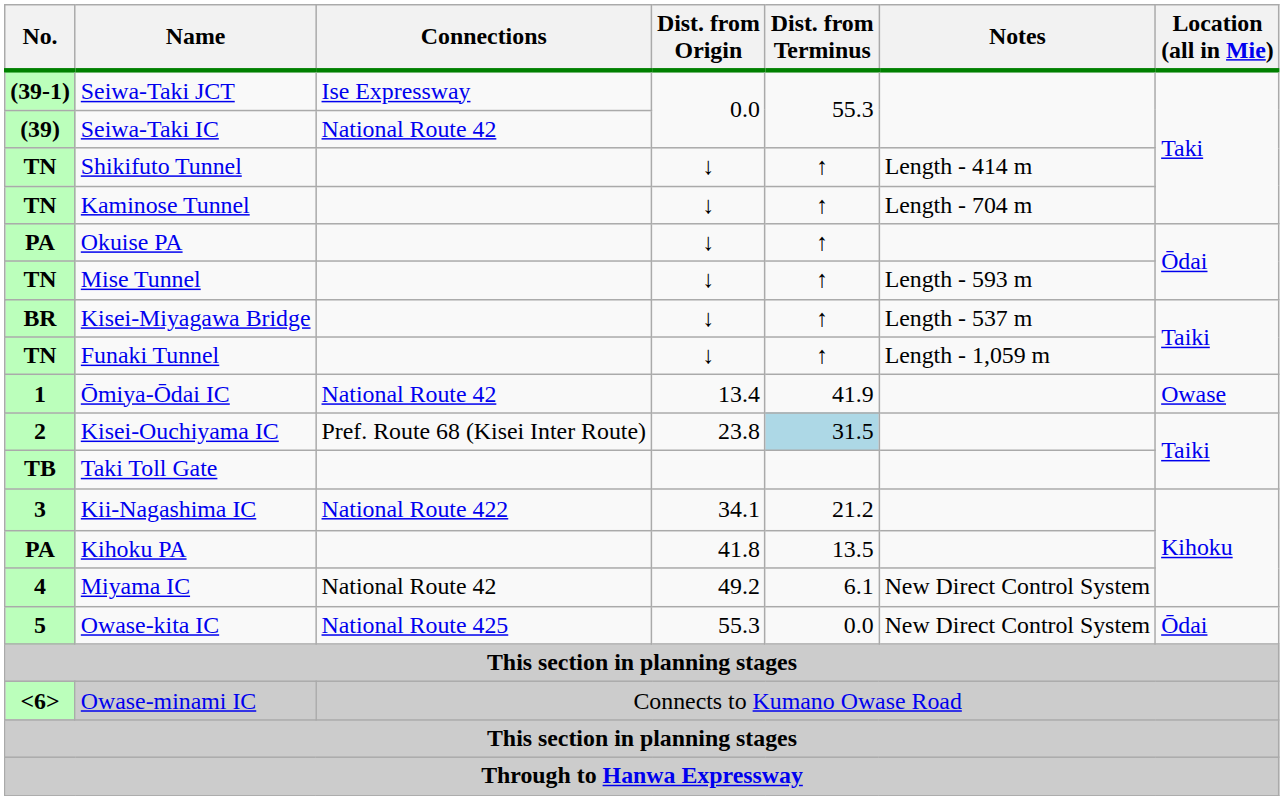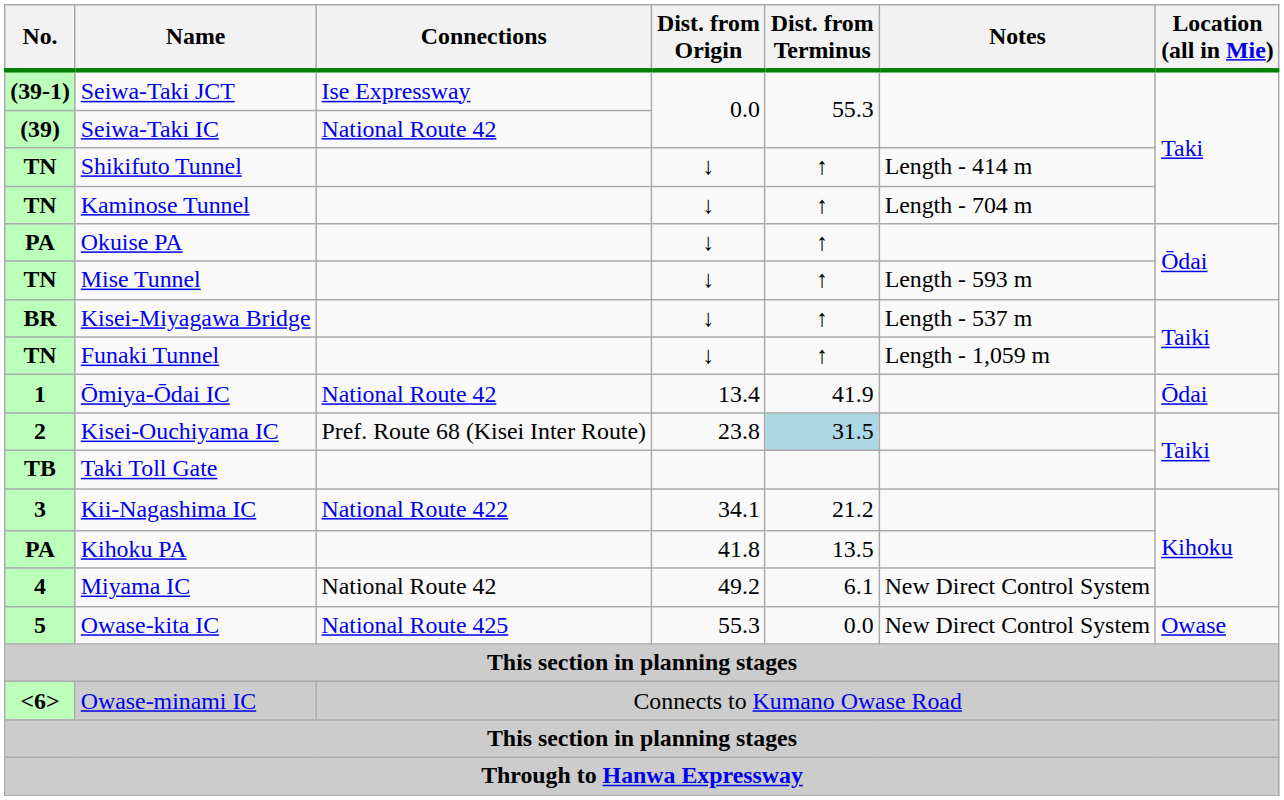(1194, 393) Owase -> (1184, 393) Ōdai
(1184, 624) Ōdai -> (1194, 624) Owase
